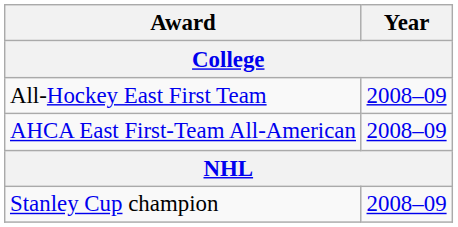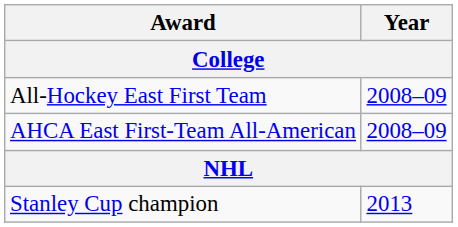(407, 204) 2008–09 -> (389, 204) 2013
